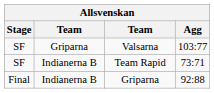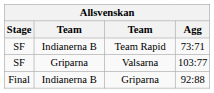rows swapped: (140, 46) <-> (140, 63)
